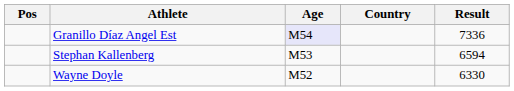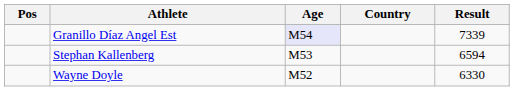(472, 34) 7336 -> (472, 34) 7339
